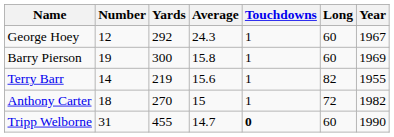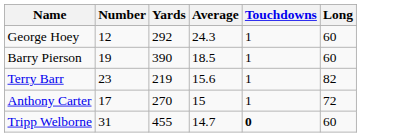- column: (373, 15)
(162, 57) 300 -> (162, 57) 390
(204, 57) 15.8 -> (204, 57) 18.5
(105, 79) 14 -> (105, 79) 23
(105, 100) 18 -> (105, 100) 17
